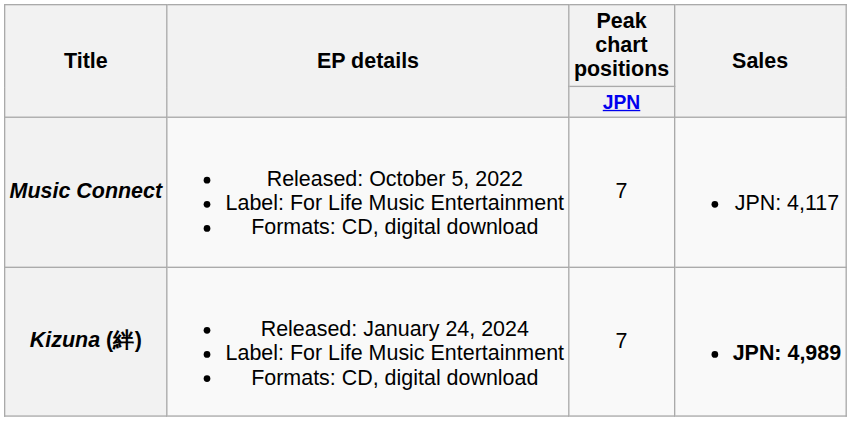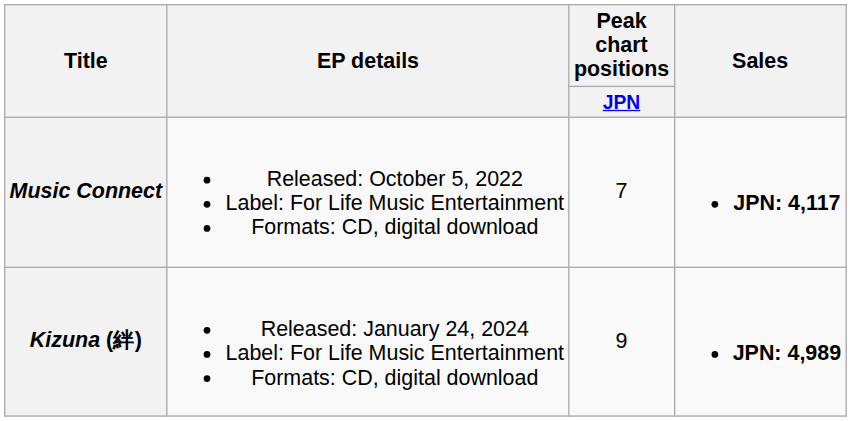(760, 204) normal -> (760, 204) bold
(622, 341) 7 -> (622, 341) 9
